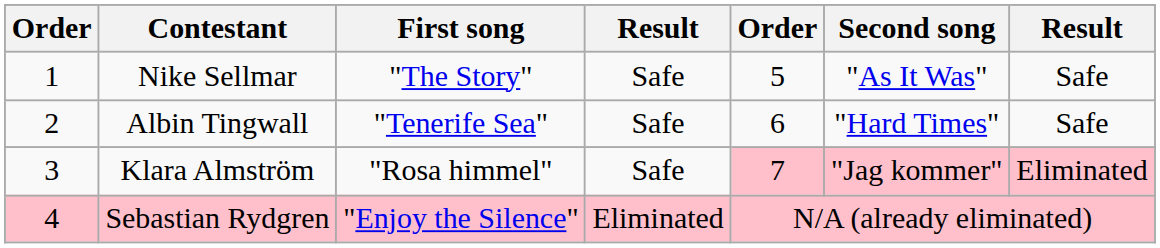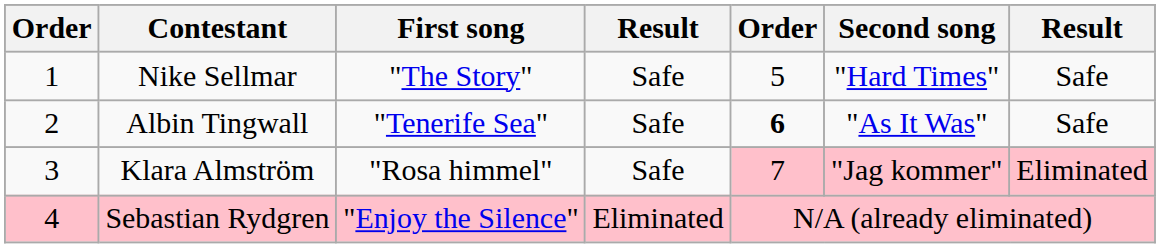(917, 75) "As It Was" -> (917, 75) "Hard Times"
(777, 123) normal -> (777, 123) bold
(917, 123) "Hard Times" -> (917, 123) "As It Was"
